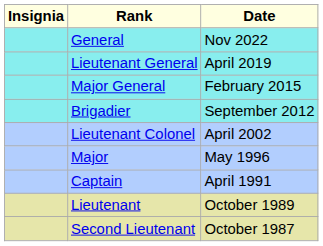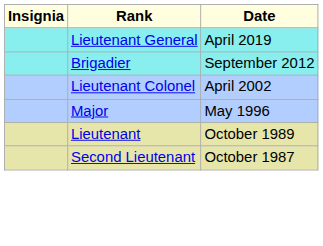- row: (97, 39)
- row: (118, 87)
- row: (97, 181)
